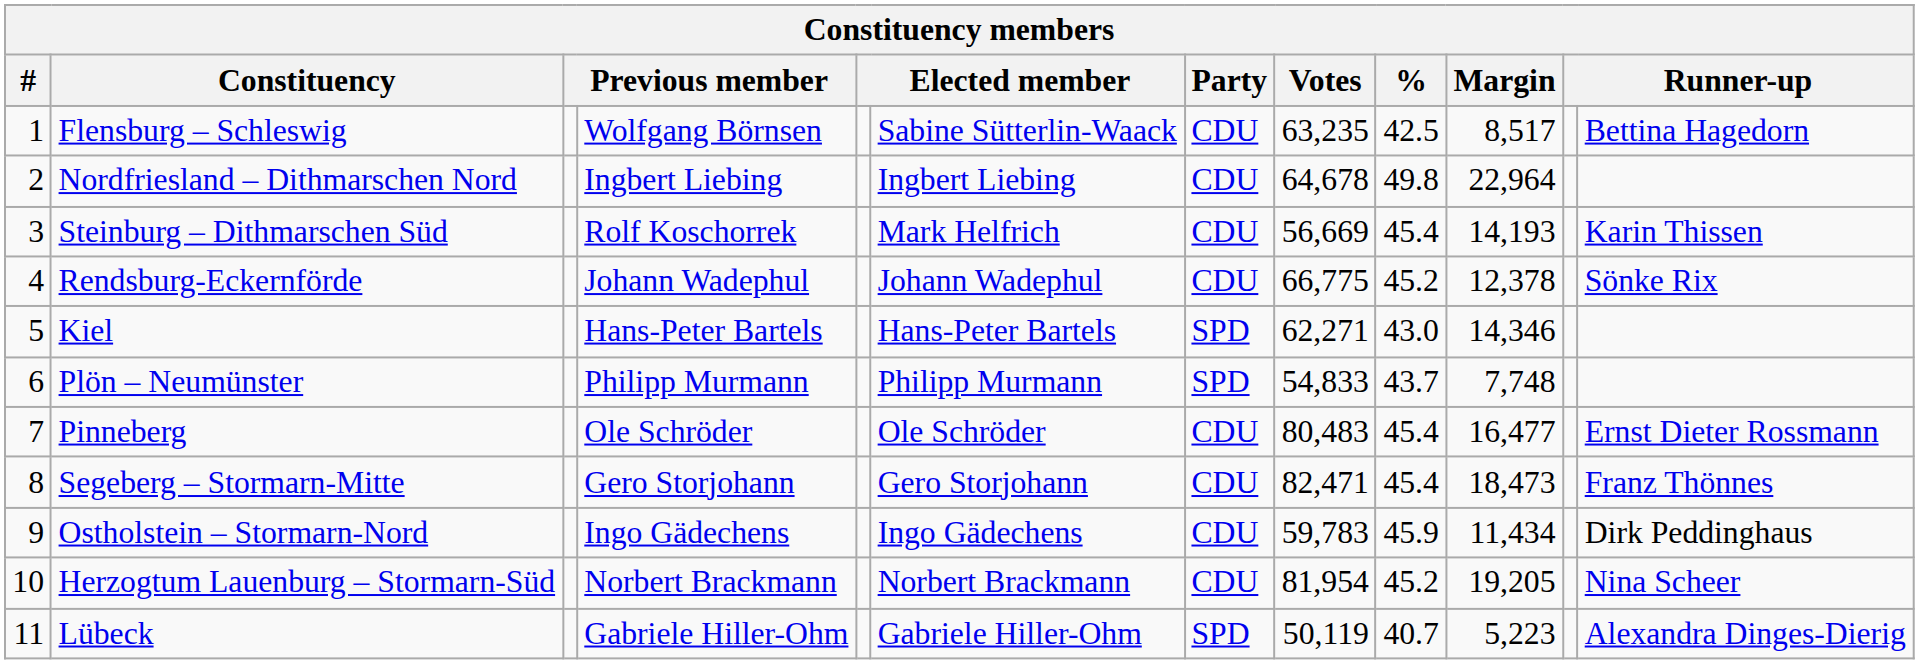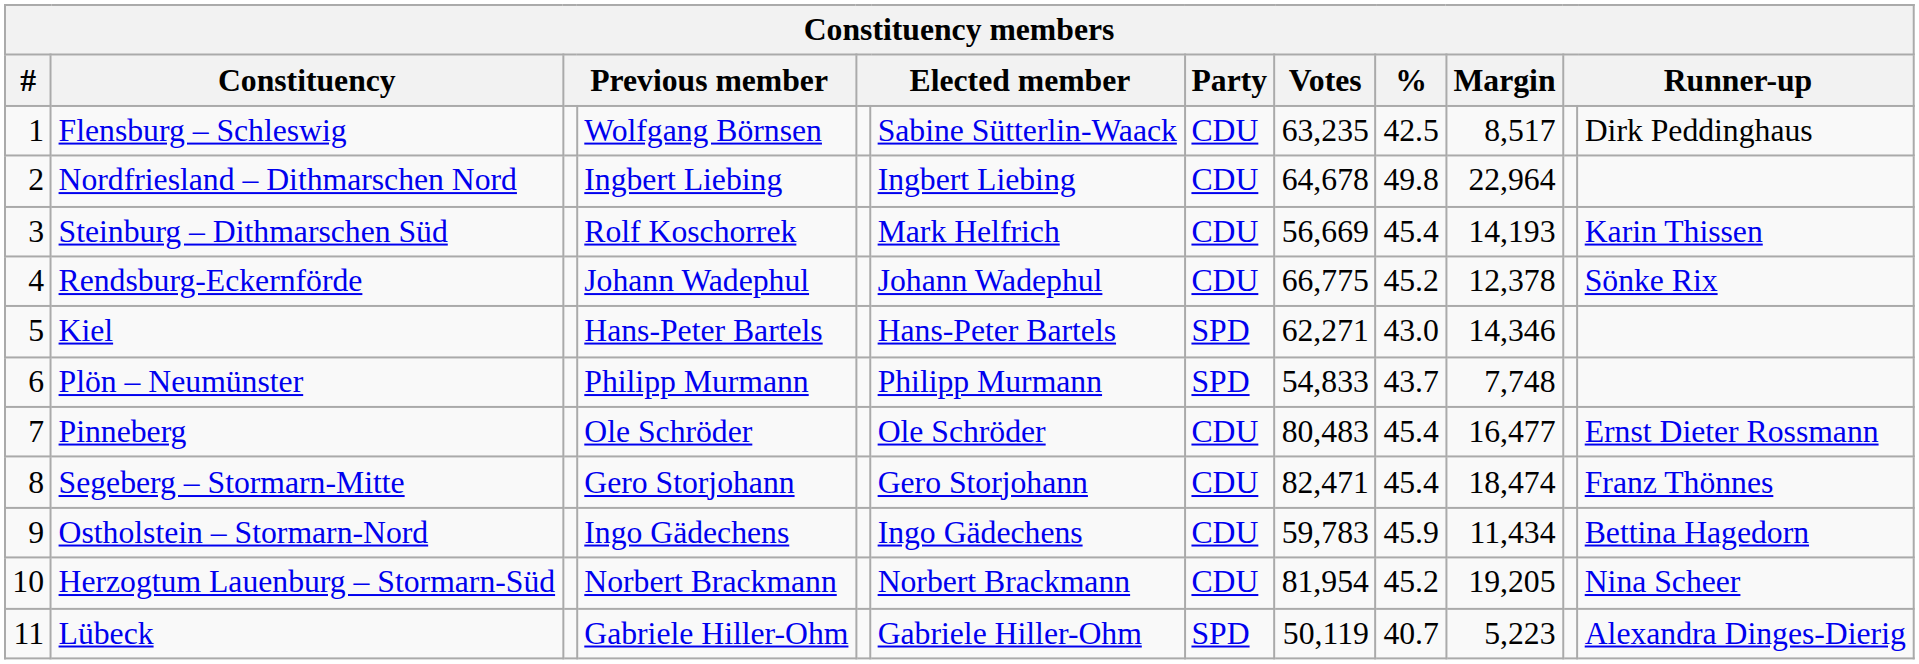(1697, 130) Bettina Hagedorn -> (1699, 130) Dirk Peddinghaus
(1512, 481) 18,473 -> (1512, 481) 18,474
(1699, 532) Dirk Peddinghaus -> (1697, 532) Bettina Hagedorn
